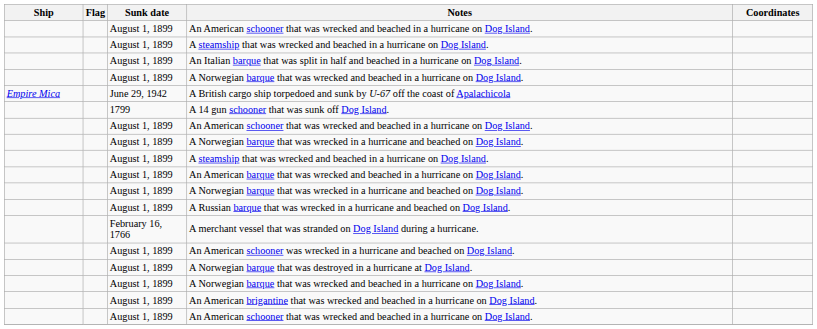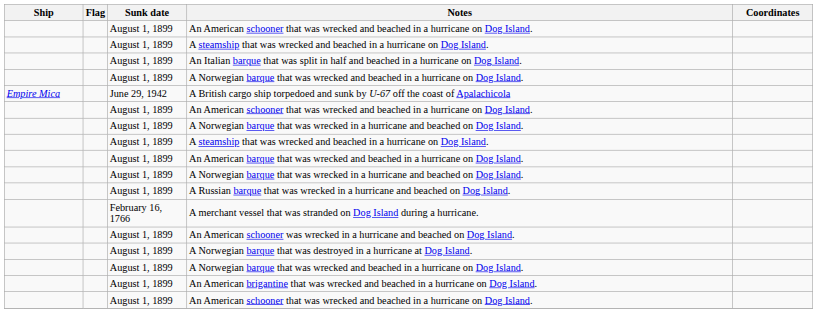- row: (120, 110)
